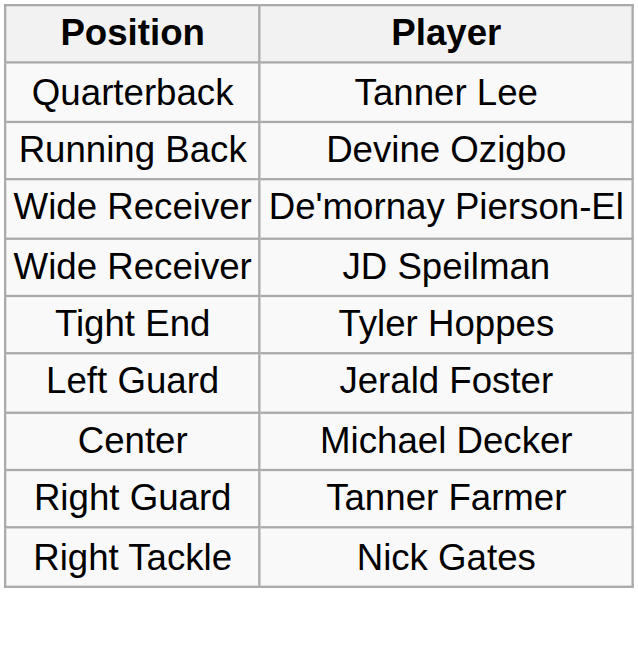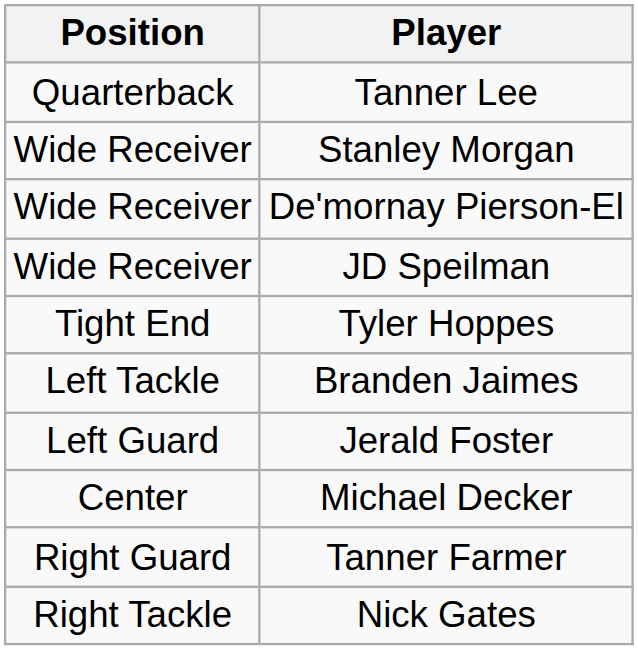- row: (446, 149)
+ row: (446, 149)
+ row: (446, 382)
